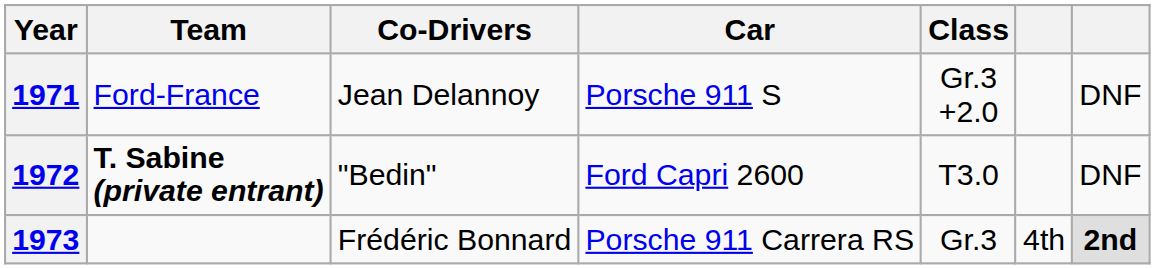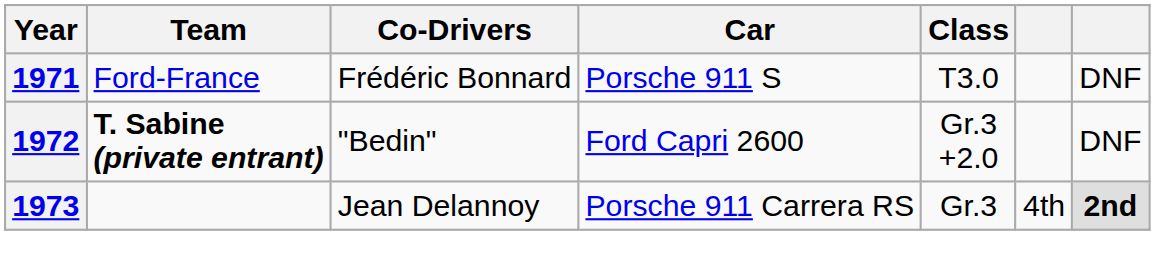(439, 94) Jean Delannoy -> (455, 77) Frédéric Bonnard
(969, 94) Gr.3 +2.0 -> (969, 77) T3.0
(969, 175) T3.0 -> (969, 142) Gr.3 +2.0
(455, 240) Frédéric Bonnard -> (439, 206) Jean Delannoy
